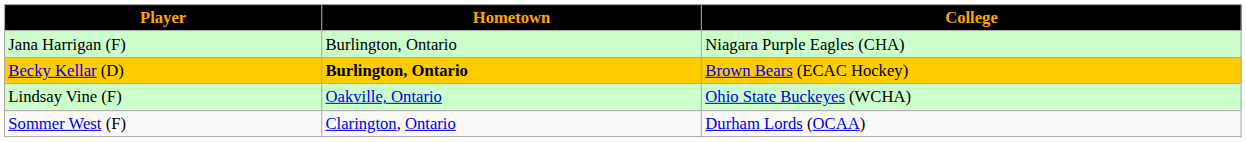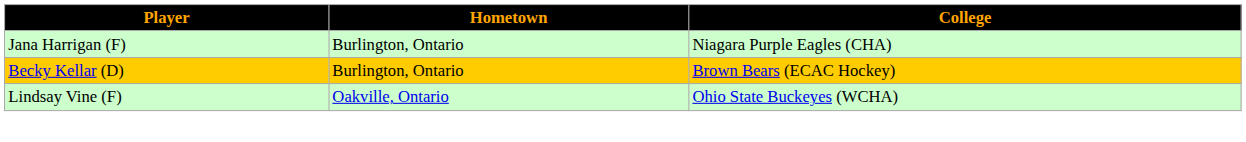(397, 70) bold -> (398, 70) normal
- row: (67, 123)
